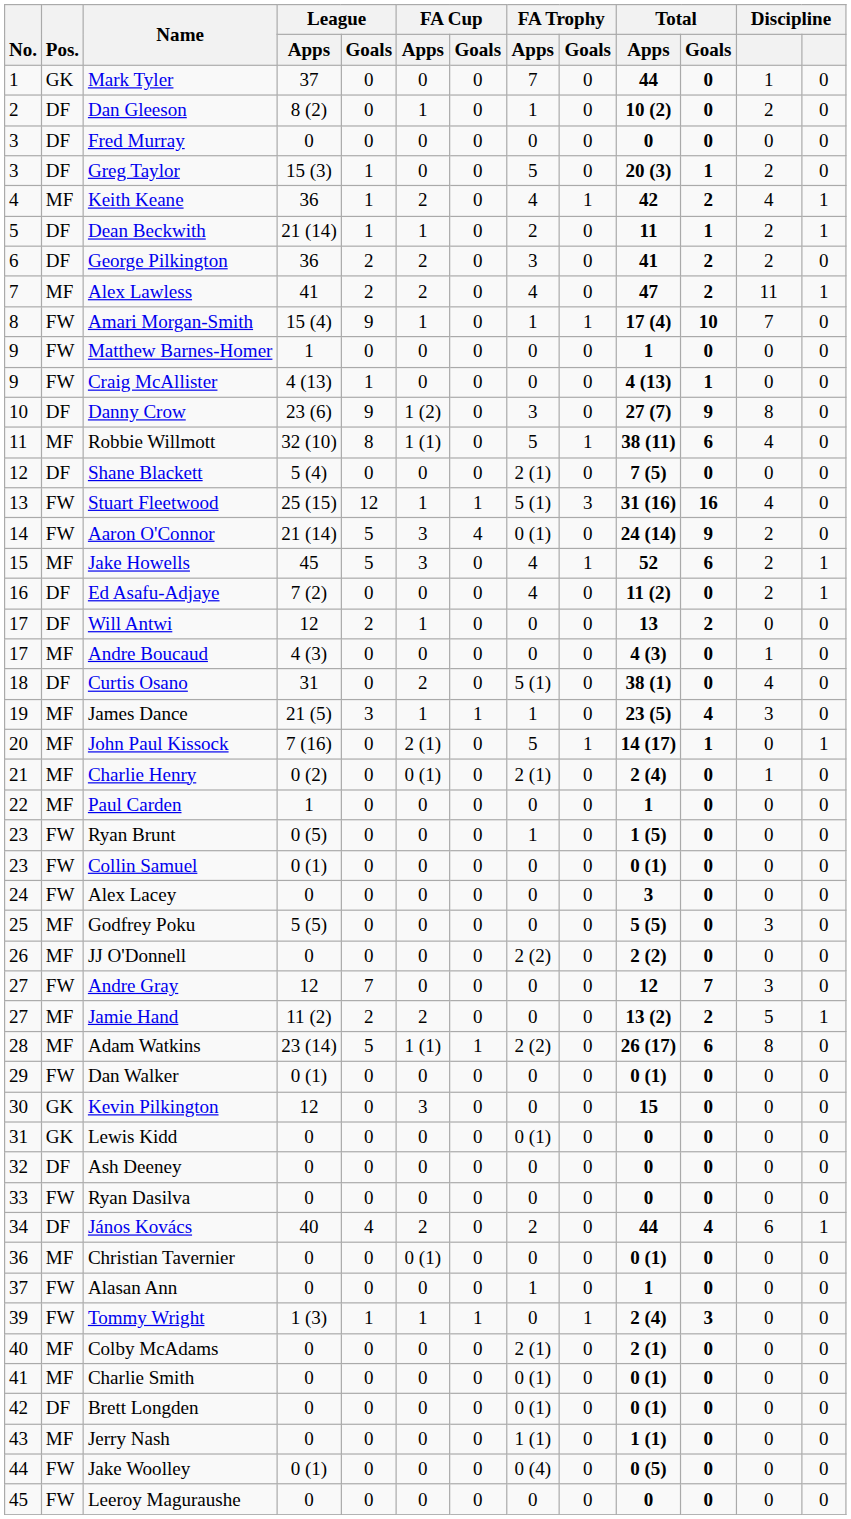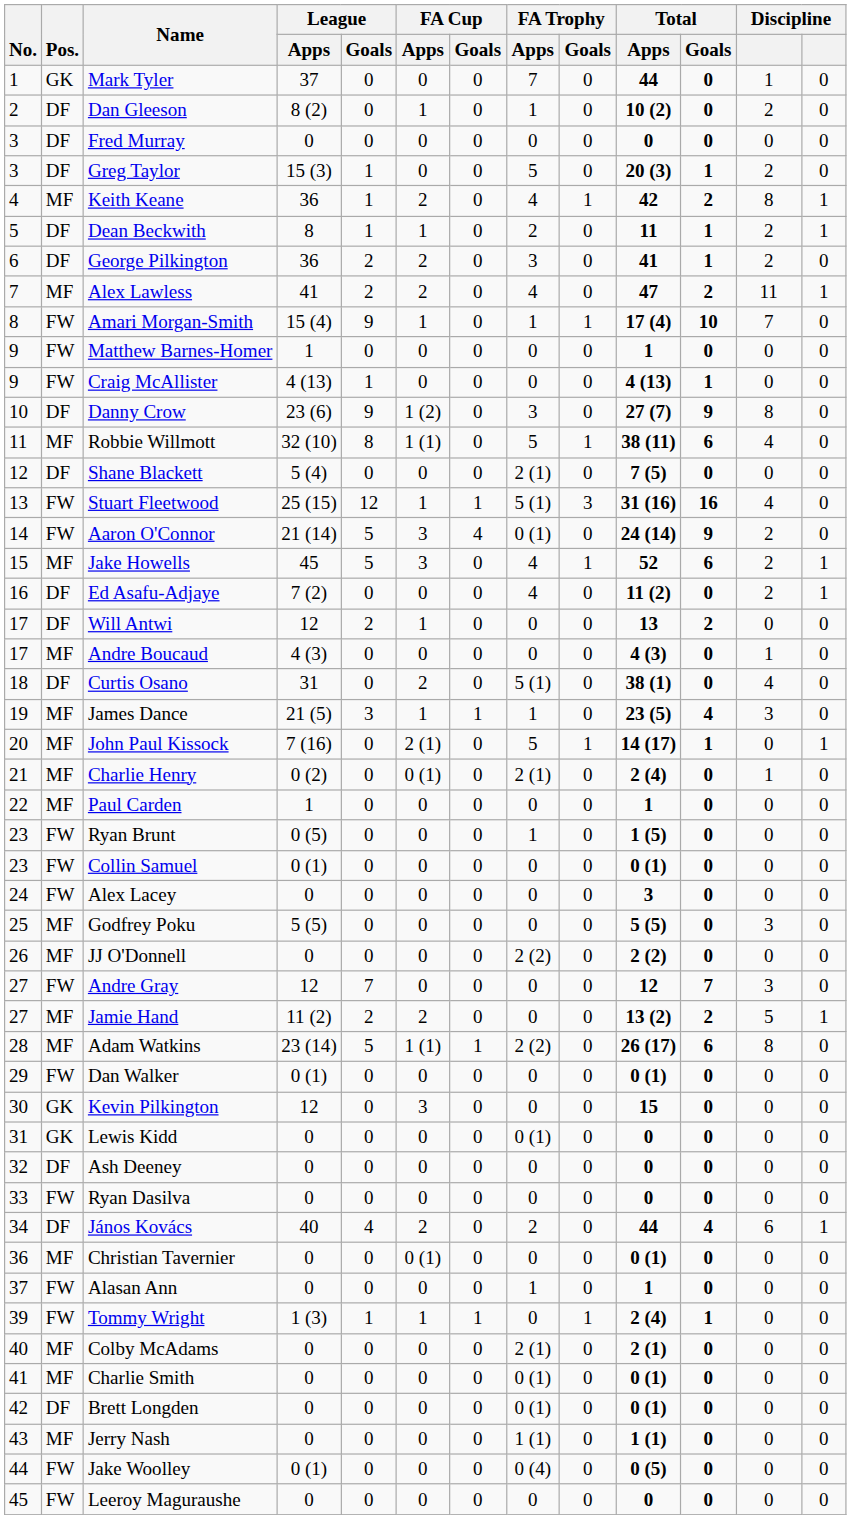(769, 200) 4 -> (769, 200) 8
(309, 230) 21 (14) -> (309, 230) 8
(708, 261) 2 -> (708, 261) 1
(708, 1318) 3 -> (708, 1318) 1
